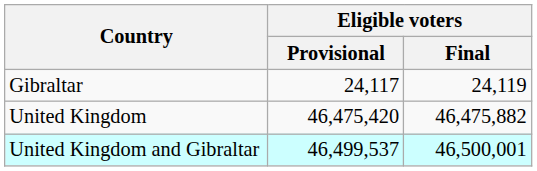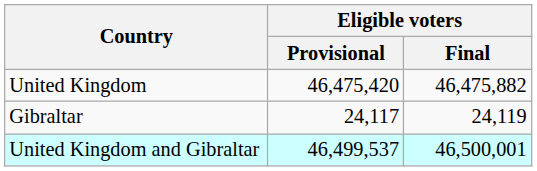rows swapped: (78, 117) <-> (46, 85)
